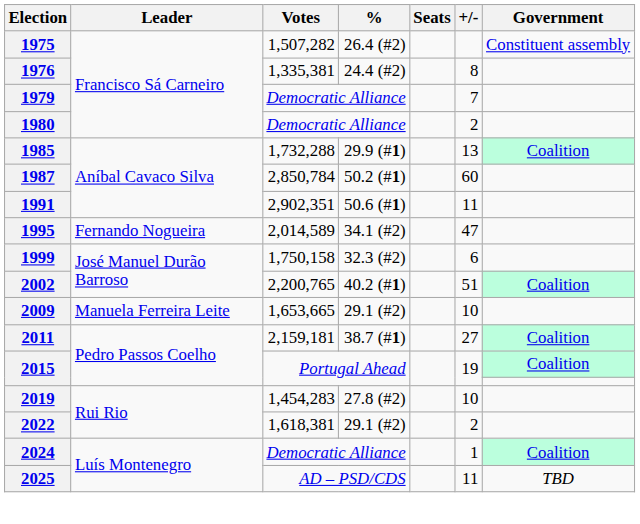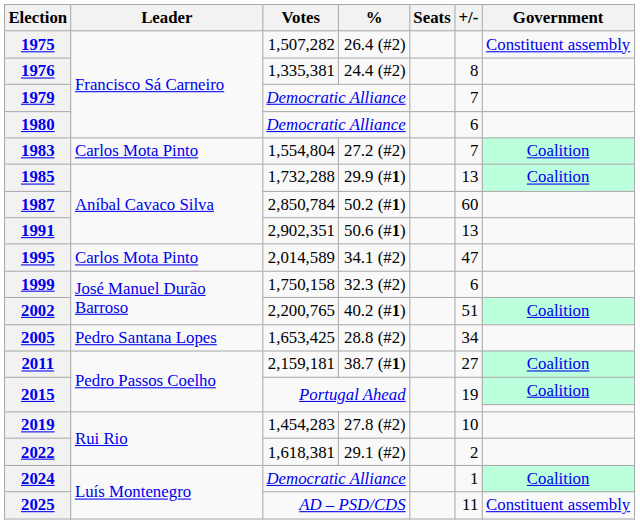(474, 124) 2 -> (474, 124) 6
+ row: (38, 151)
(470, 204) 11 -> (470, 230) 13
(140, 230) Fernando Nogueira -> (137, 257) Carlos Mota Pinto
+ row: (38, 337)
- row: (38, 310)
(558, 478) TBD -> (558, 505) Constituent assembly
